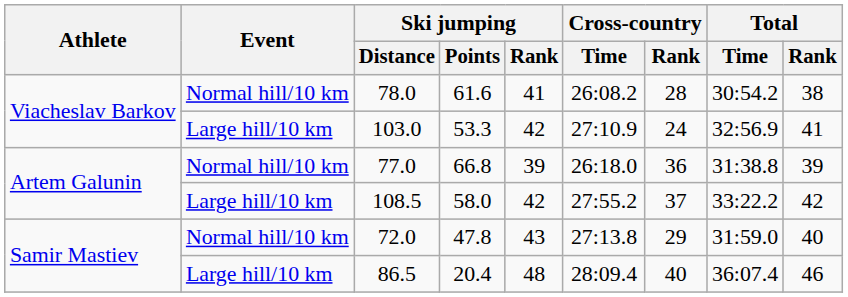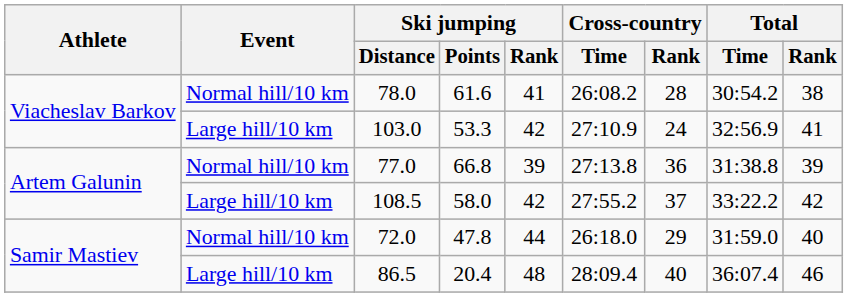(604, 165) 26:18.0 -> (604, 165) 27:13.8
(534, 237) 43 -> (534, 237) 44
(604, 237) 27:13.8 -> (604, 237) 26:18.0
